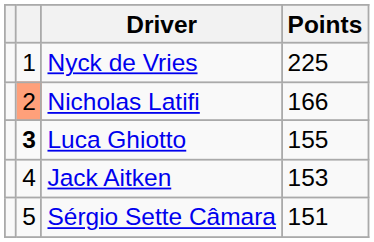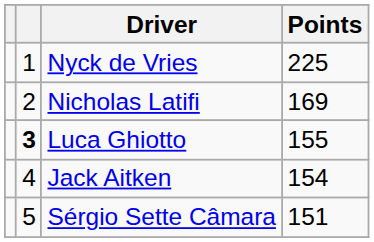(29, 101) lightsalmon background -> (29, 101) no background
(308, 101) 166 -> (308, 101) 169
(308, 178) 153 -> (308, 178) 154
